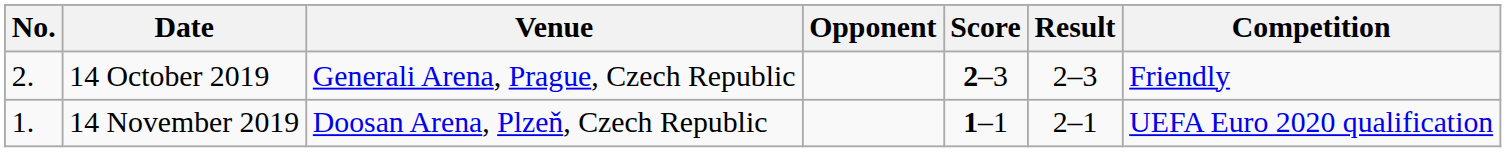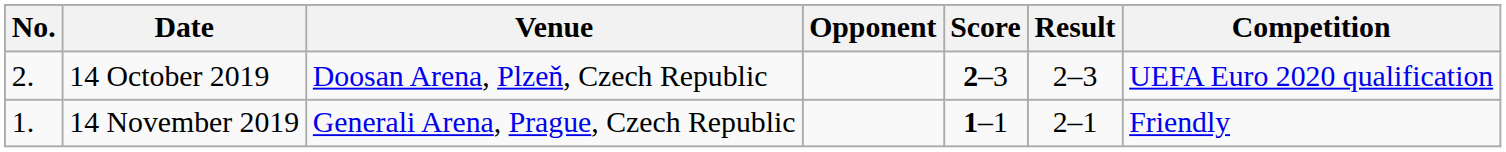(554, 75) Generali Arena, Prague, Czech Republic -> (540, 75) Doosan Arena, Plzeň, Czech Republic
(1180, 75) Friendly -> (1311, 75) UEFA Euro 2020 qualification
(540, 122) Doosan Arena, Plzeň, Czech Republic -> (554, 122) Generali Arena, Prague, Czech Republic
(1311, 122) UEFA Euro 2020 qualification -> (1180, 122) Friendly
